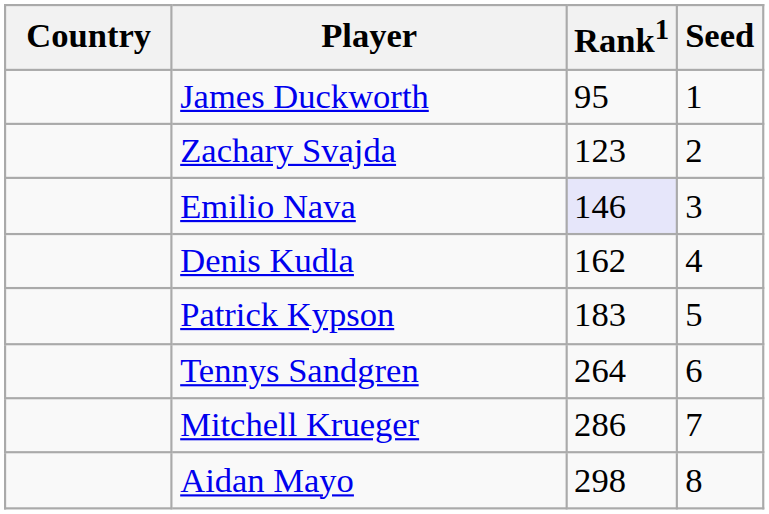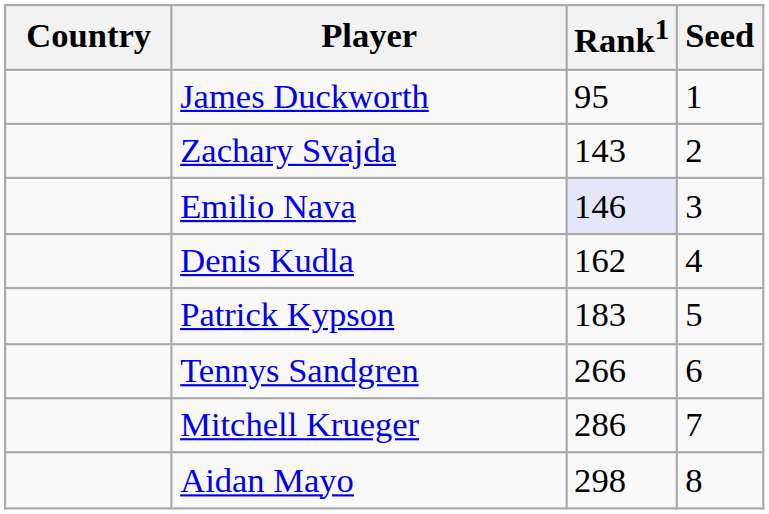(600, 150) 123 -> (600, 150) 143
(600, 370) 264 -> (600, 370) 266
